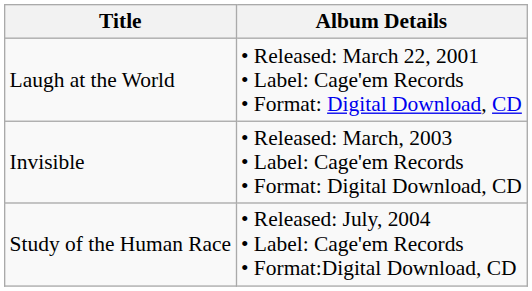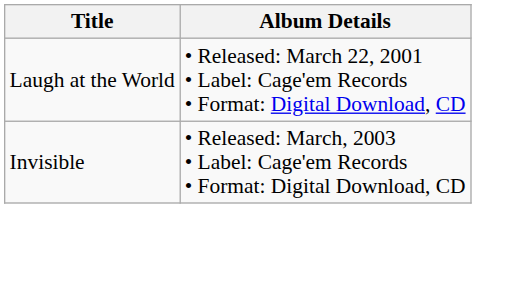- row: (120, 244)
